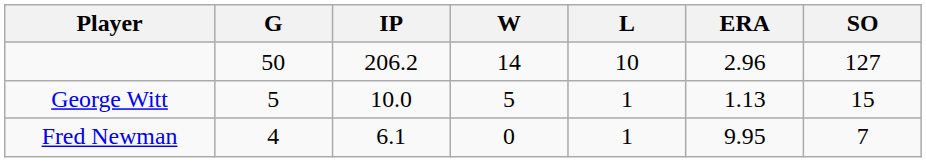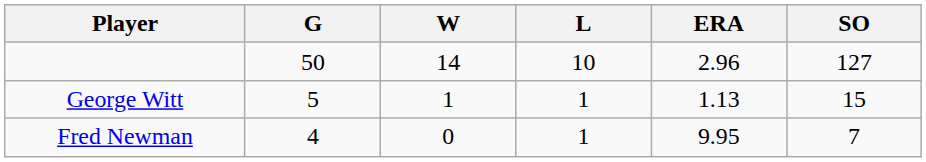- column: (391, 23)
(509, 99) 5 -> (448, 99) 1
